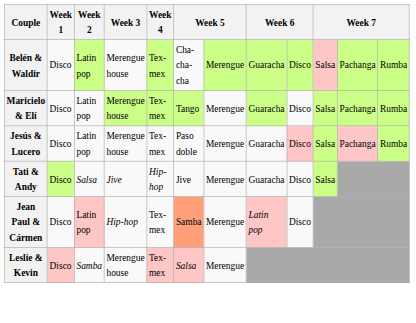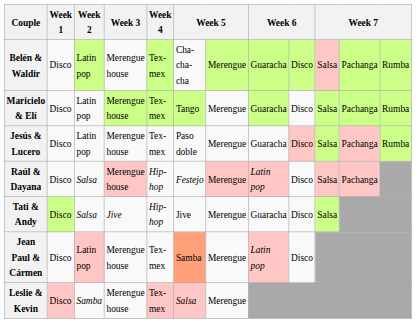+ row: (26, 179)
(122, 222) Hip-hop -> (126, 258) Merengue house
